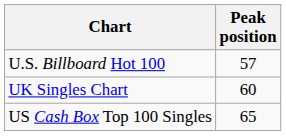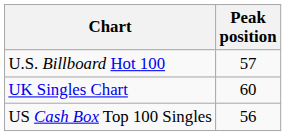(248, 116) 65 -> (248, 116) 56
